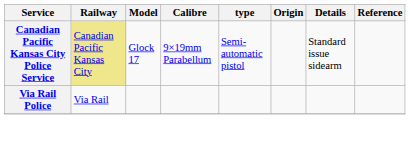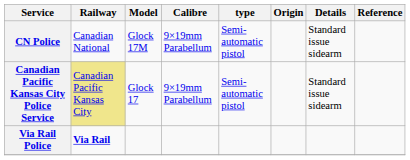+ row: (38, 41)
(91, 99) normal -> (92, 140) bold
